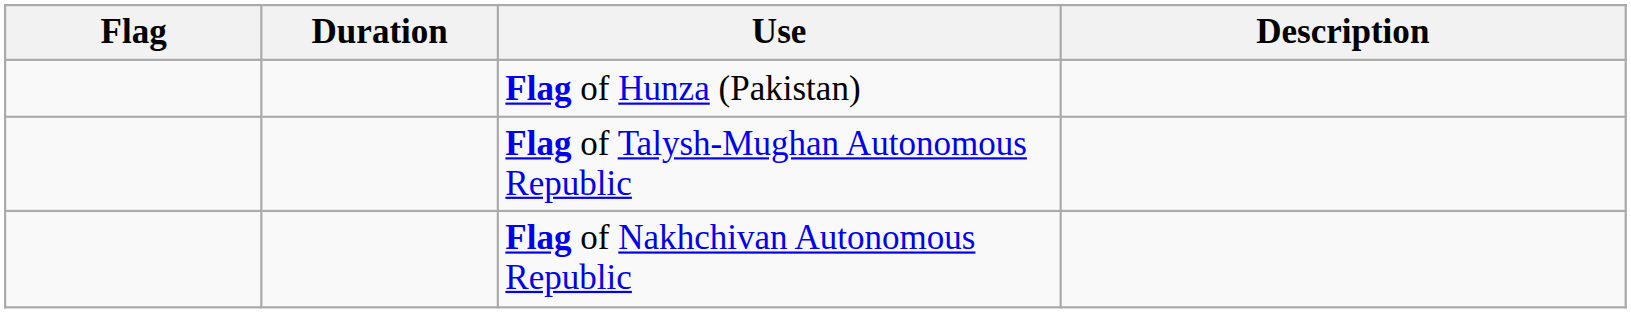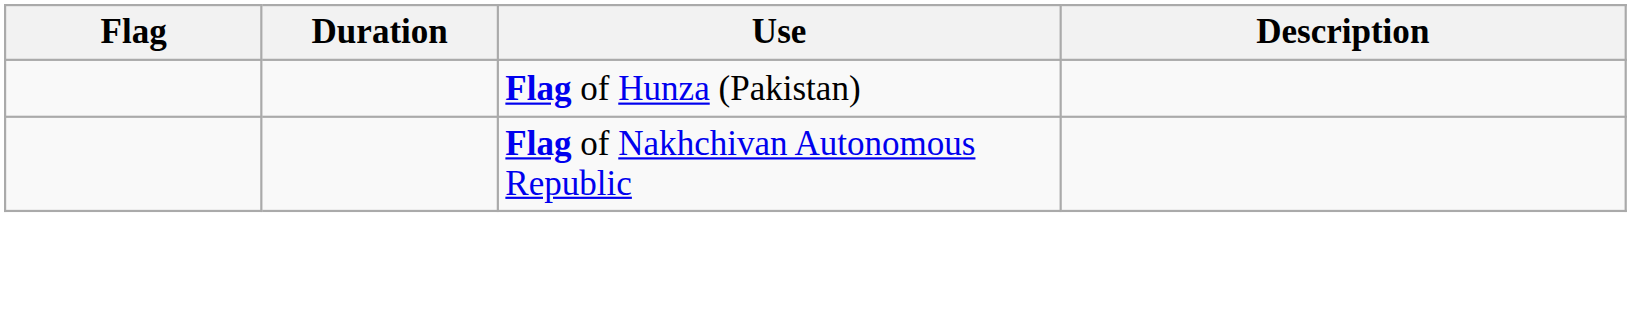- row: (766, 163)
